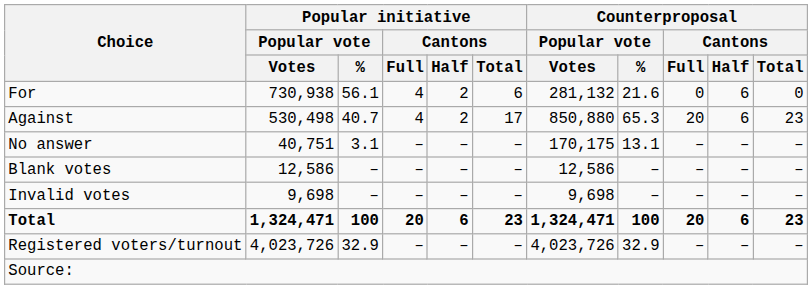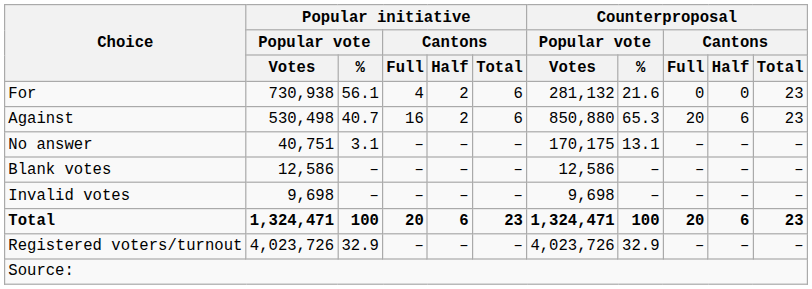(745, 94) 6 -> (745, 94) 0
(799, 94) 0 -> (794, 94) 23
(419, 119) 4 -> (414, 119) 16
(514, 119) 17 -> (518, 119) 6
